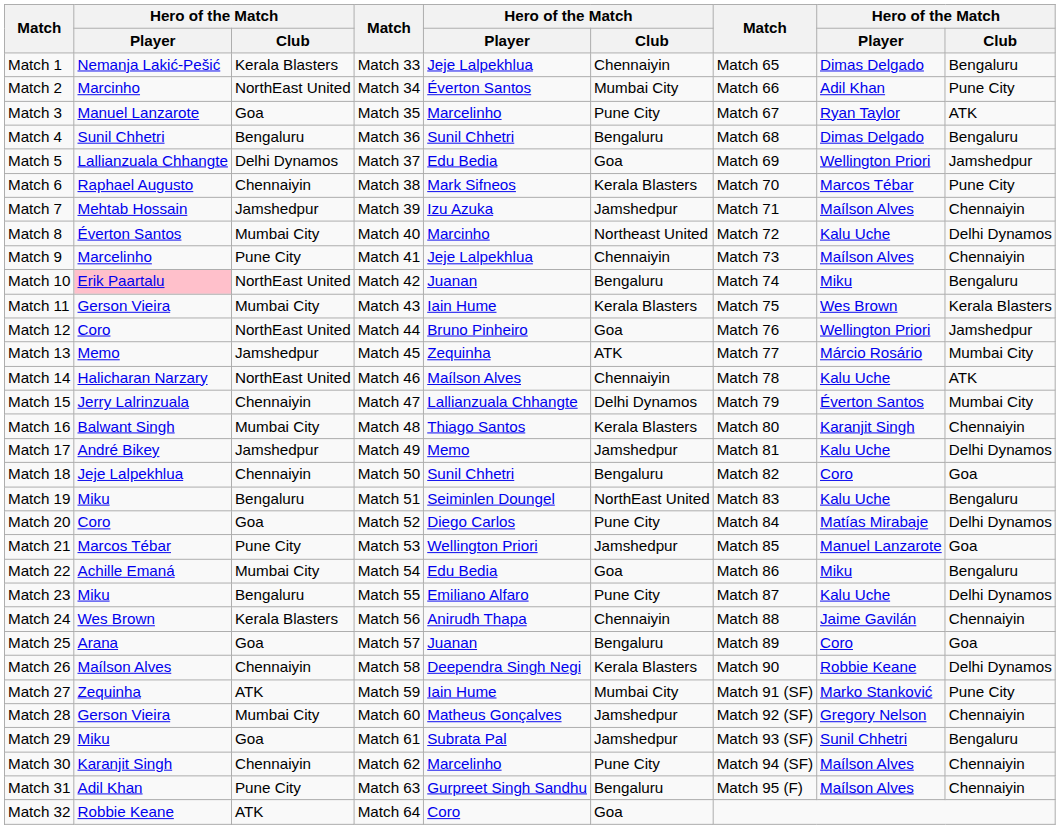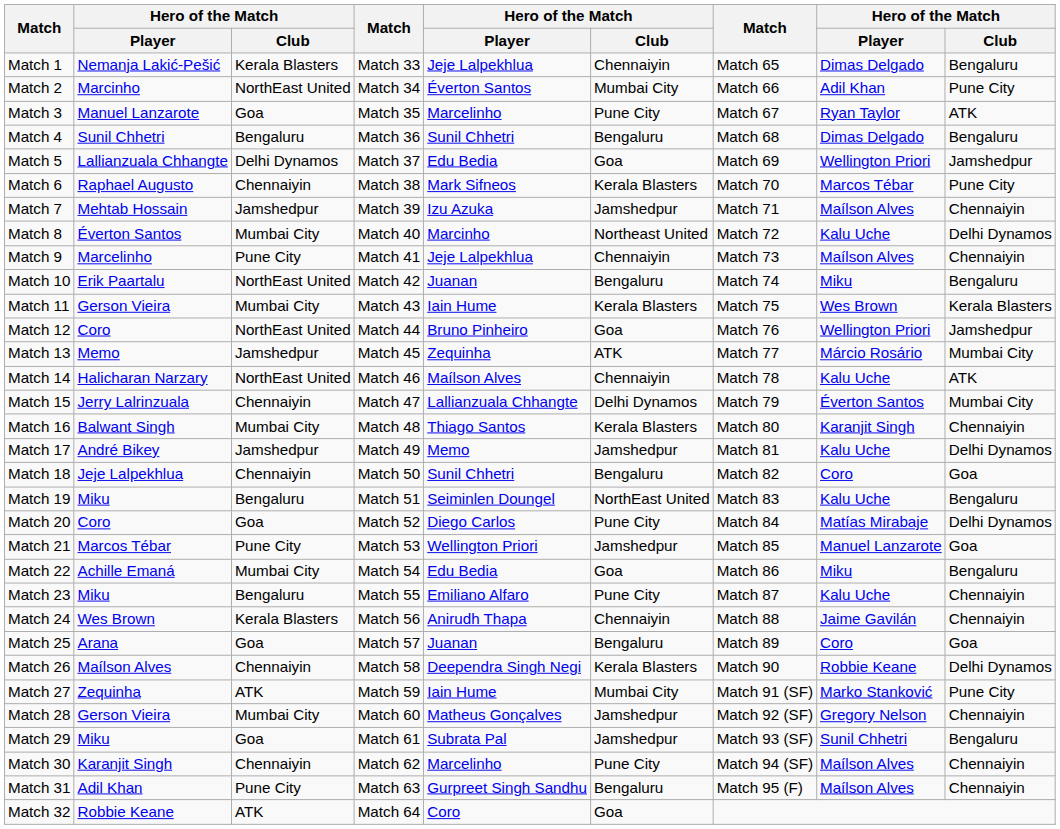(121, 281) pink background -> (121, 281) no background
(1000, 595) Delhi Dynamos -> (987, 595) Chennaiyin
